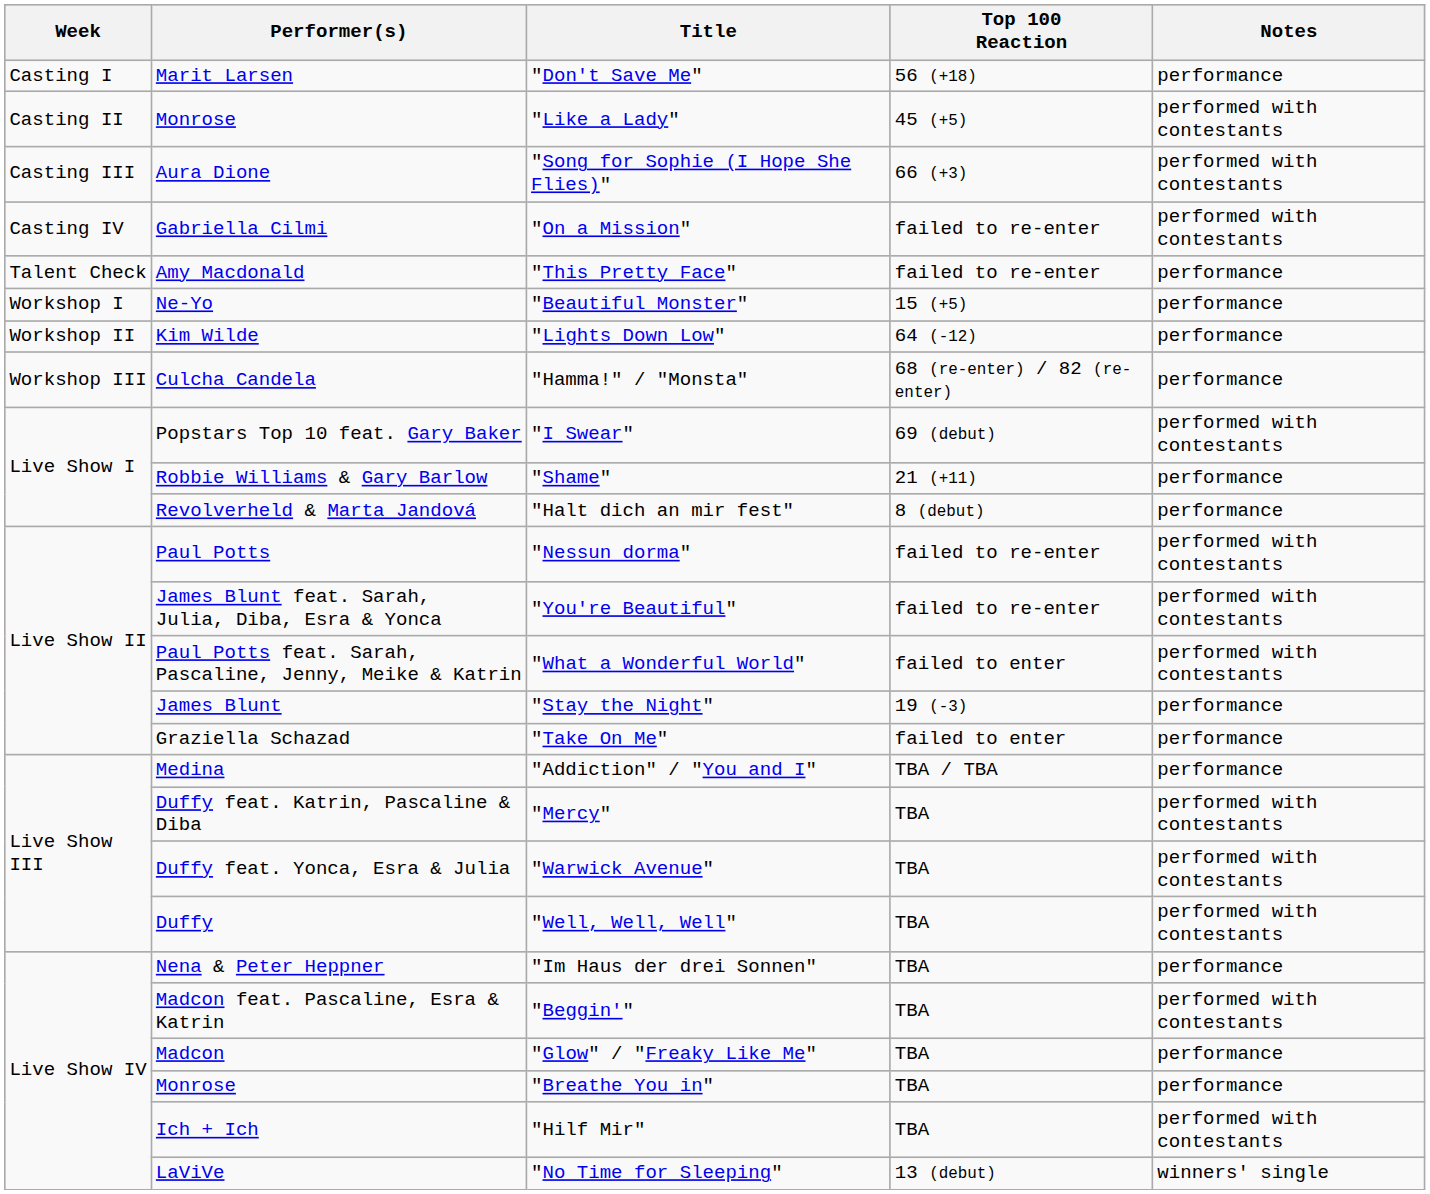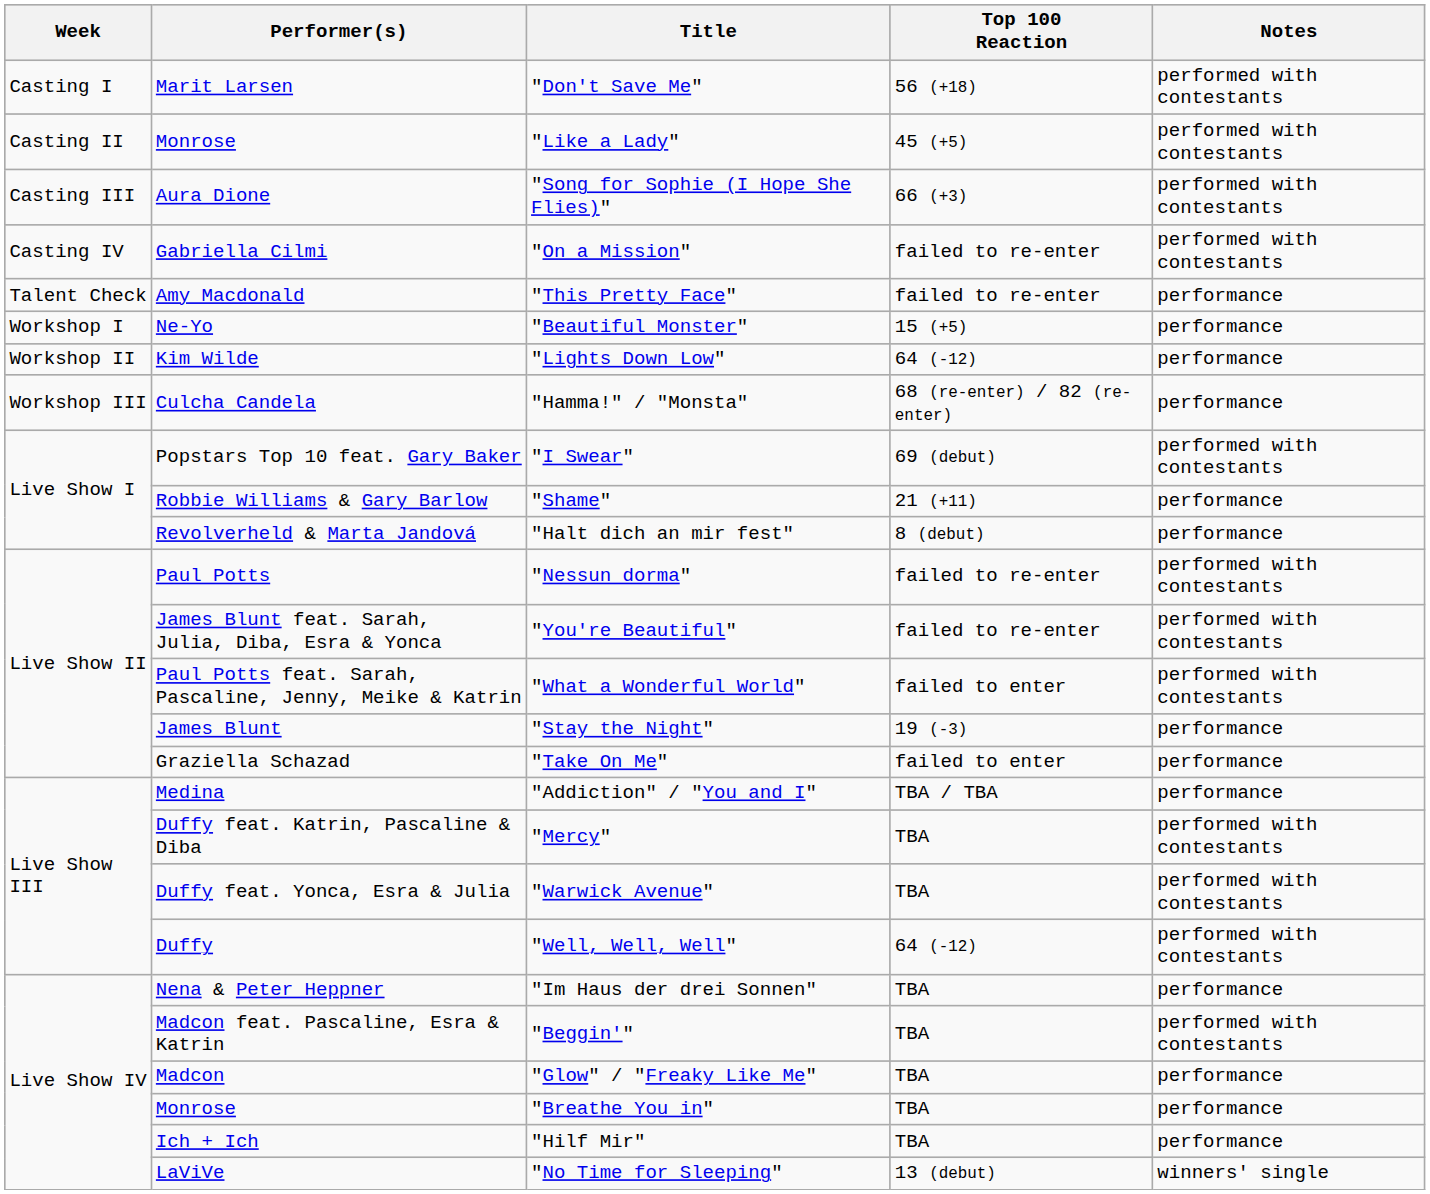(1220, 75) performance -> (1237, 87) performed with contestants
(912, 924) TBA -> (936, 947) 64 (-12)
(1237, 1130) performed with contestants -> (1220, 1141) performance
